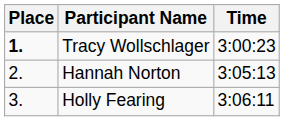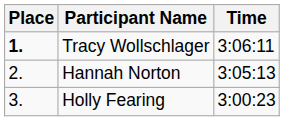(247, 45) 3:00:23 -> (246, 45) 3:06:11
(246, 101) 3:06:11 -> (247, 101) 3:00:23
